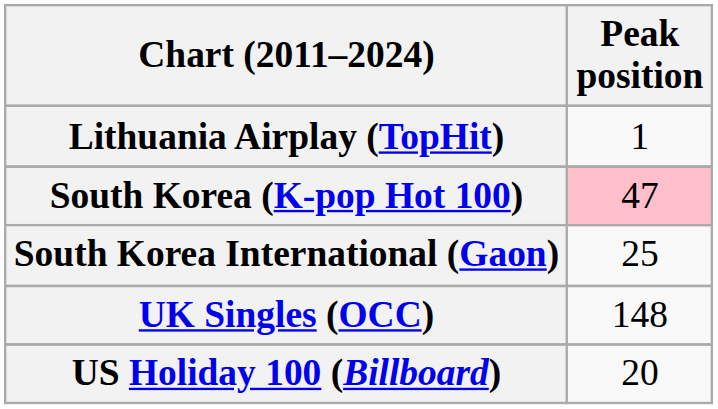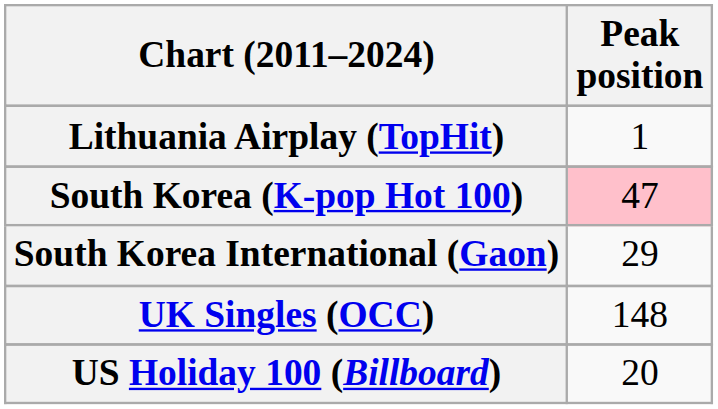(640, 254) 25 -> (640, 254) 29
